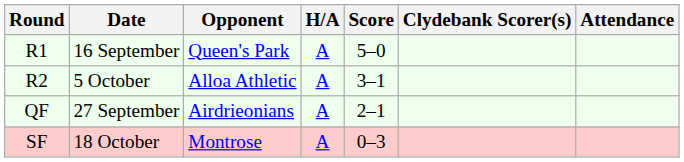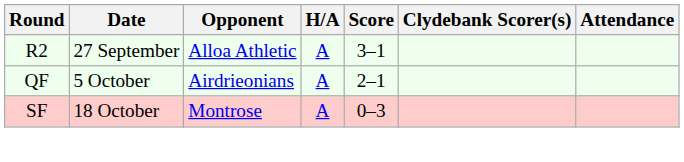- row: (37, 50)
(111, 80) 5 October -> (126, 50) 27 September
(126, 111) 27 September -> (111, 80) 5 October
